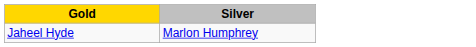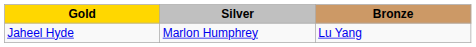+ column: (393, 14)
